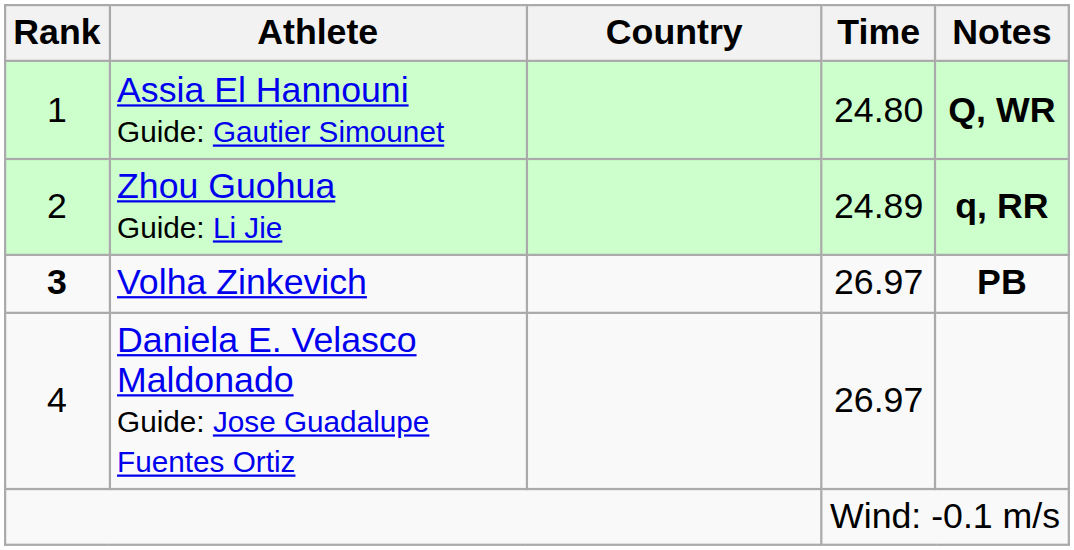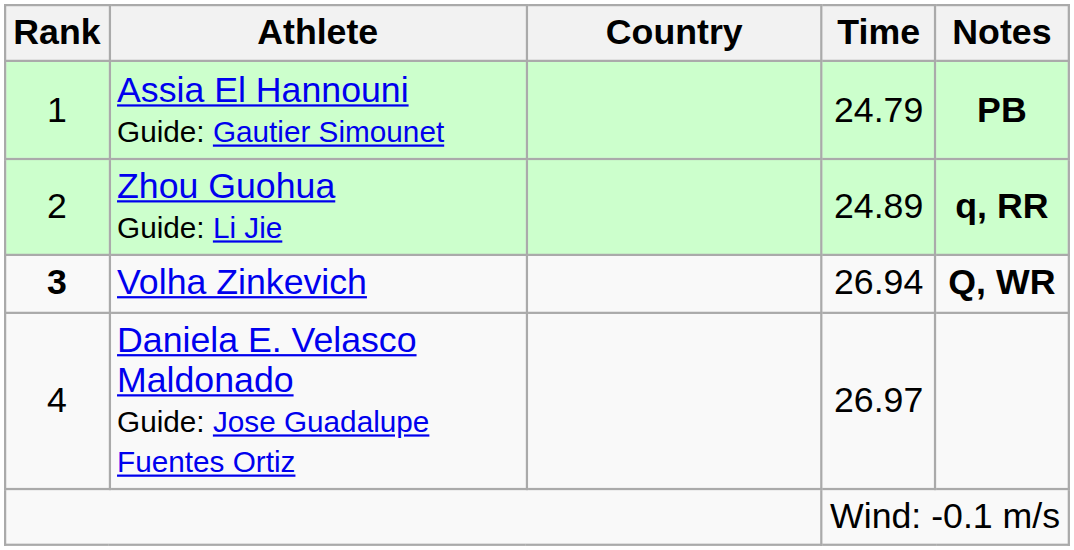(879, 109) 24.80 -> (879, 109) 24.79
(1002, 109) Q, WR -> (1002, 109) PB
(879, 282) 26.97 -> (879, 282) 26.94
(1002, 282) PB -> (1002, 282) Q, WR
